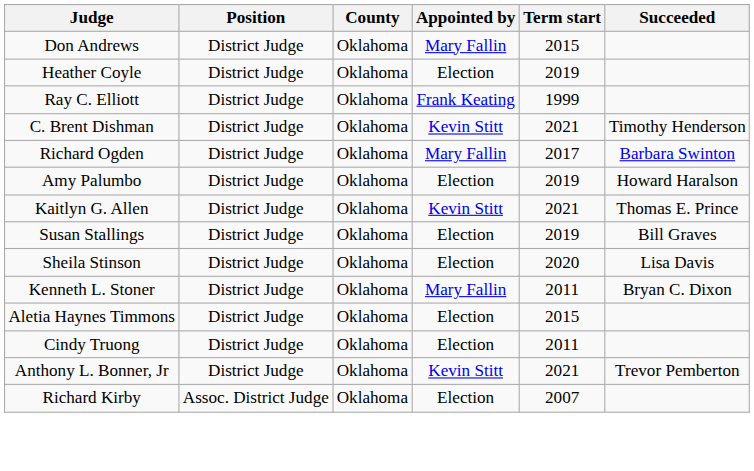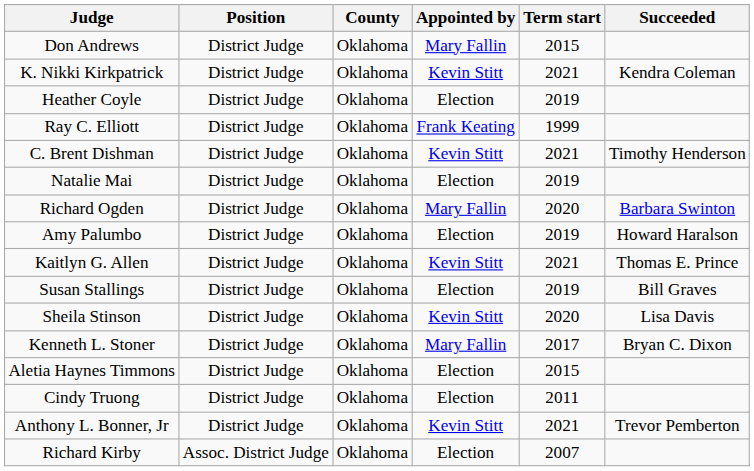+ row: (92, 72)
+ row: (92, 180)
(562, 153) 2017 -> (562, 208) 2020
(466, 262) Election -> (466, 316) Kevin Stitt
(562, 289) 2011 -> (562, 343) 2017
